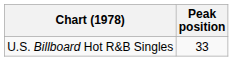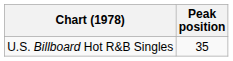(202, 46) 33 -> (202, 46) 35
